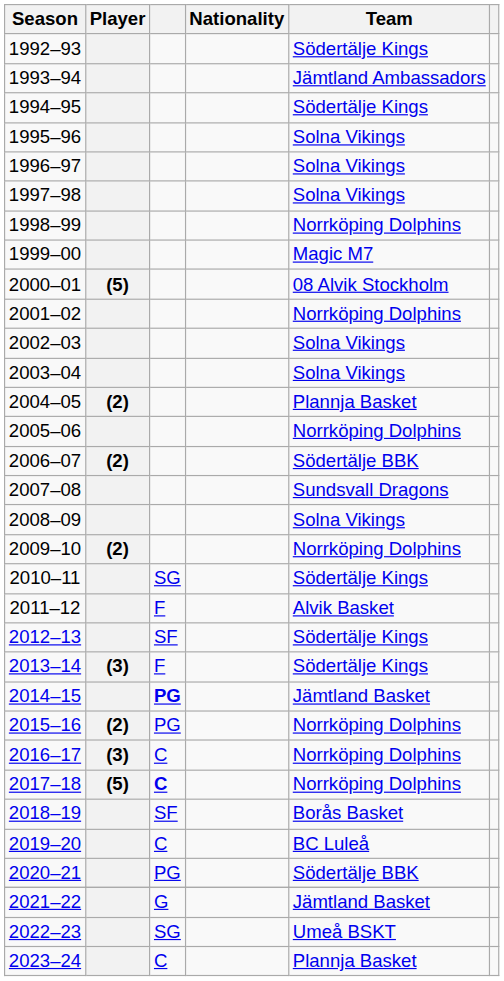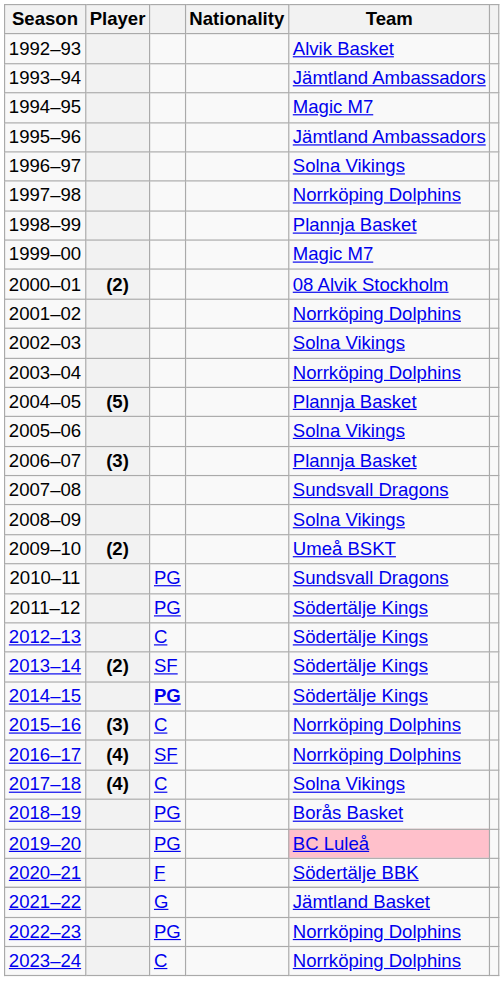(360, 48) Södertälje Kings -> (343, 48) Alvik Basket
(360, 107) Södertälje Kings -> (333, 107) Magic M7
(349, 136) Solna Vikings -> (389, 136) Jämtland Ambassadors
(349, 195) Solna Vikings -> (377, 195) Norrköping Dolphins
(377, 225) Norrköping Dolphins -> (355, 225) Plannja Basket
(118, 284) (5) -> (118, 284) (2)
(349, 372) Solna Vikings -> (377, 372) Norrköping Dolphins
(118, 401) (2) -> (118, 401) (5)
(377, 431) Norrköping Dolphins -> (349, 431) Solna Vikings
(118, 460) (2) -> (118, 460) (3)
(356, 460) Södertälje BBK -> (355, 460) Plannja Basket
(377, 549) Norrköping Dolphins -> (344, 549) Umeå BSKT
(167, 578) SG -> (167, 578) PG
(360, 578) Södertälje Kings -> (371, 578) Sundsvall Dragons
(160, 607) F -> (167, 607) PG
(343, 607) Alvik Basket -> (360, 607) Södertälje Kings
(166, 637) SF -> (161, 637) C
(118, 666) (3) -> (118, 666) (2)
(160, 666) F -> (166, 666) SF
(361, 696) Jämtland Basket -> (360, 696) Södertälje Kings
(118, 725) (2) -> (118, 725) (3)
(167, 725) PG -> (161, 725) C
(118, 755) (3) -> (118, 755) (4)
(161, 755) C -> (166, 755) SF
(118, 784) (5) -> (118, 784) (4)
(161, 784) bold -> (161, 784) normal
(377, 784) Norrköping Dolphins -> (349, 784) Solna Vikings
(166, 813) SF -> (167, 813) PG
(161, 843) C -> (167, 843) PG
(331, 843) no background -> (331, 843) pink background
(167, 872) PG -> (160, 872) F
(167, 931) SG -> (167, 931) PG
(344, 931) Umeå BSKT -> (377, 931) Norrköping Dolphins
(355, 961) Plannja Basket -> (377, 961) Norrköping Dolphins
